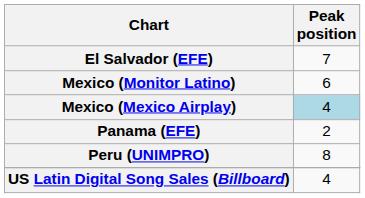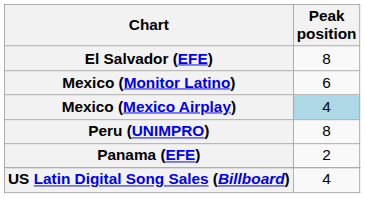(327, 58) 7 -> (327, 58) 8
rows swapped: (149, 131) <-> (149, 155)
